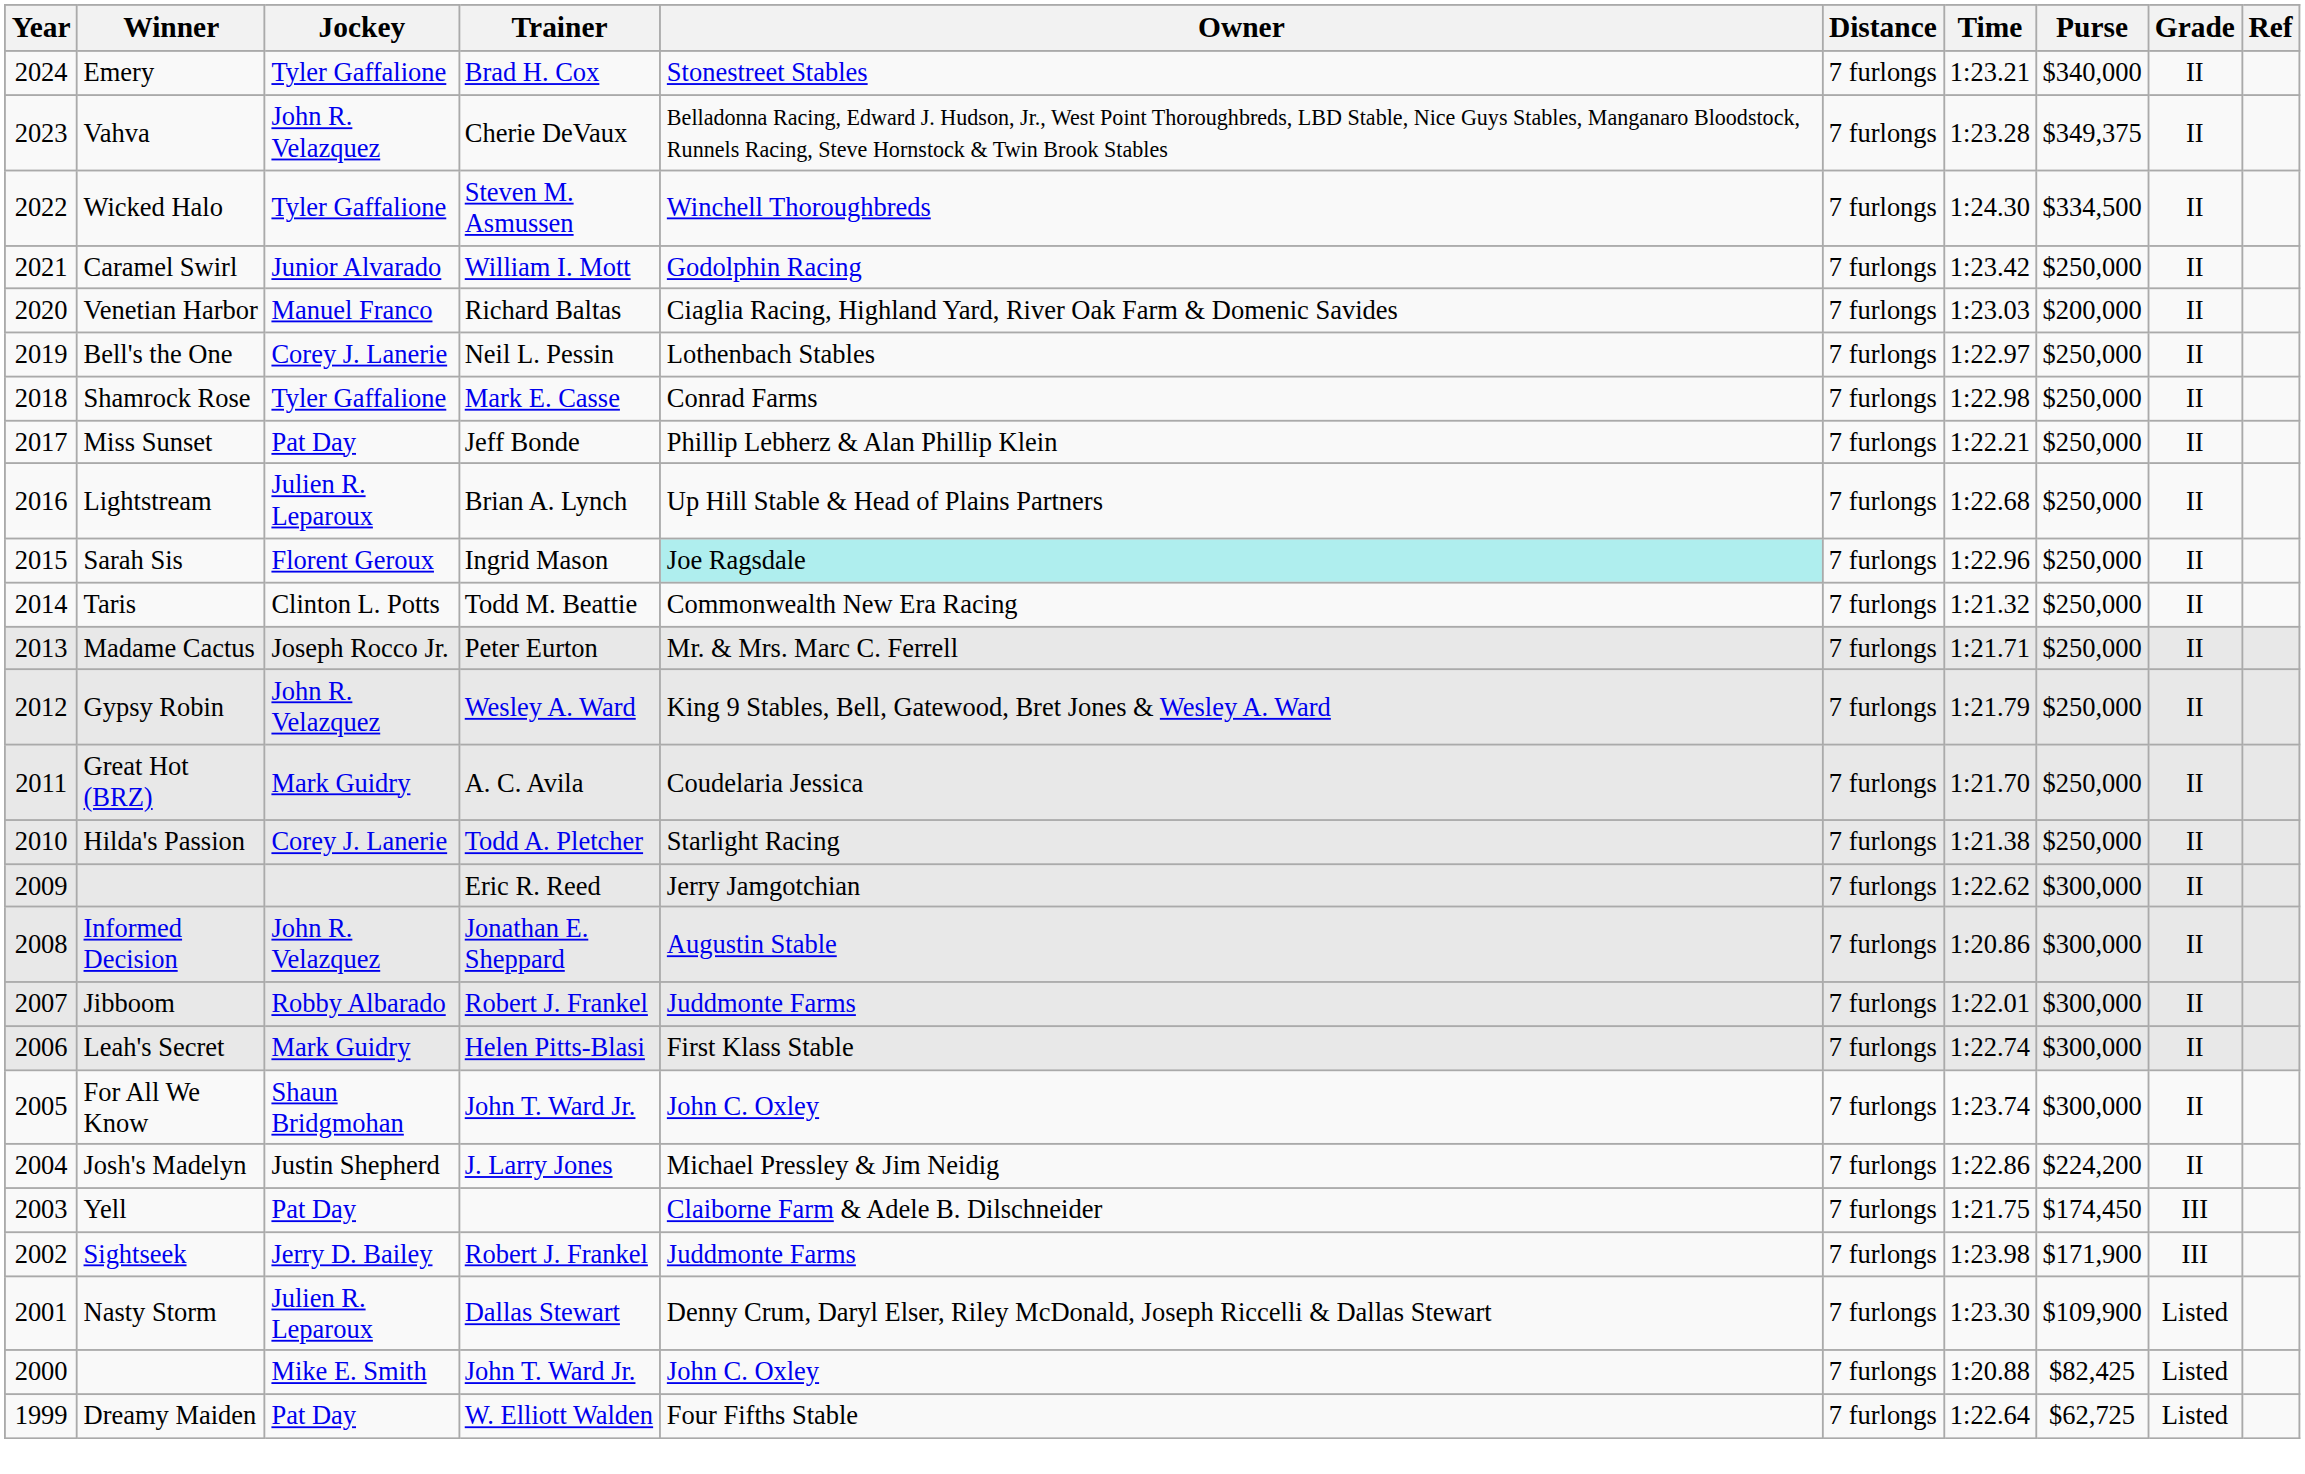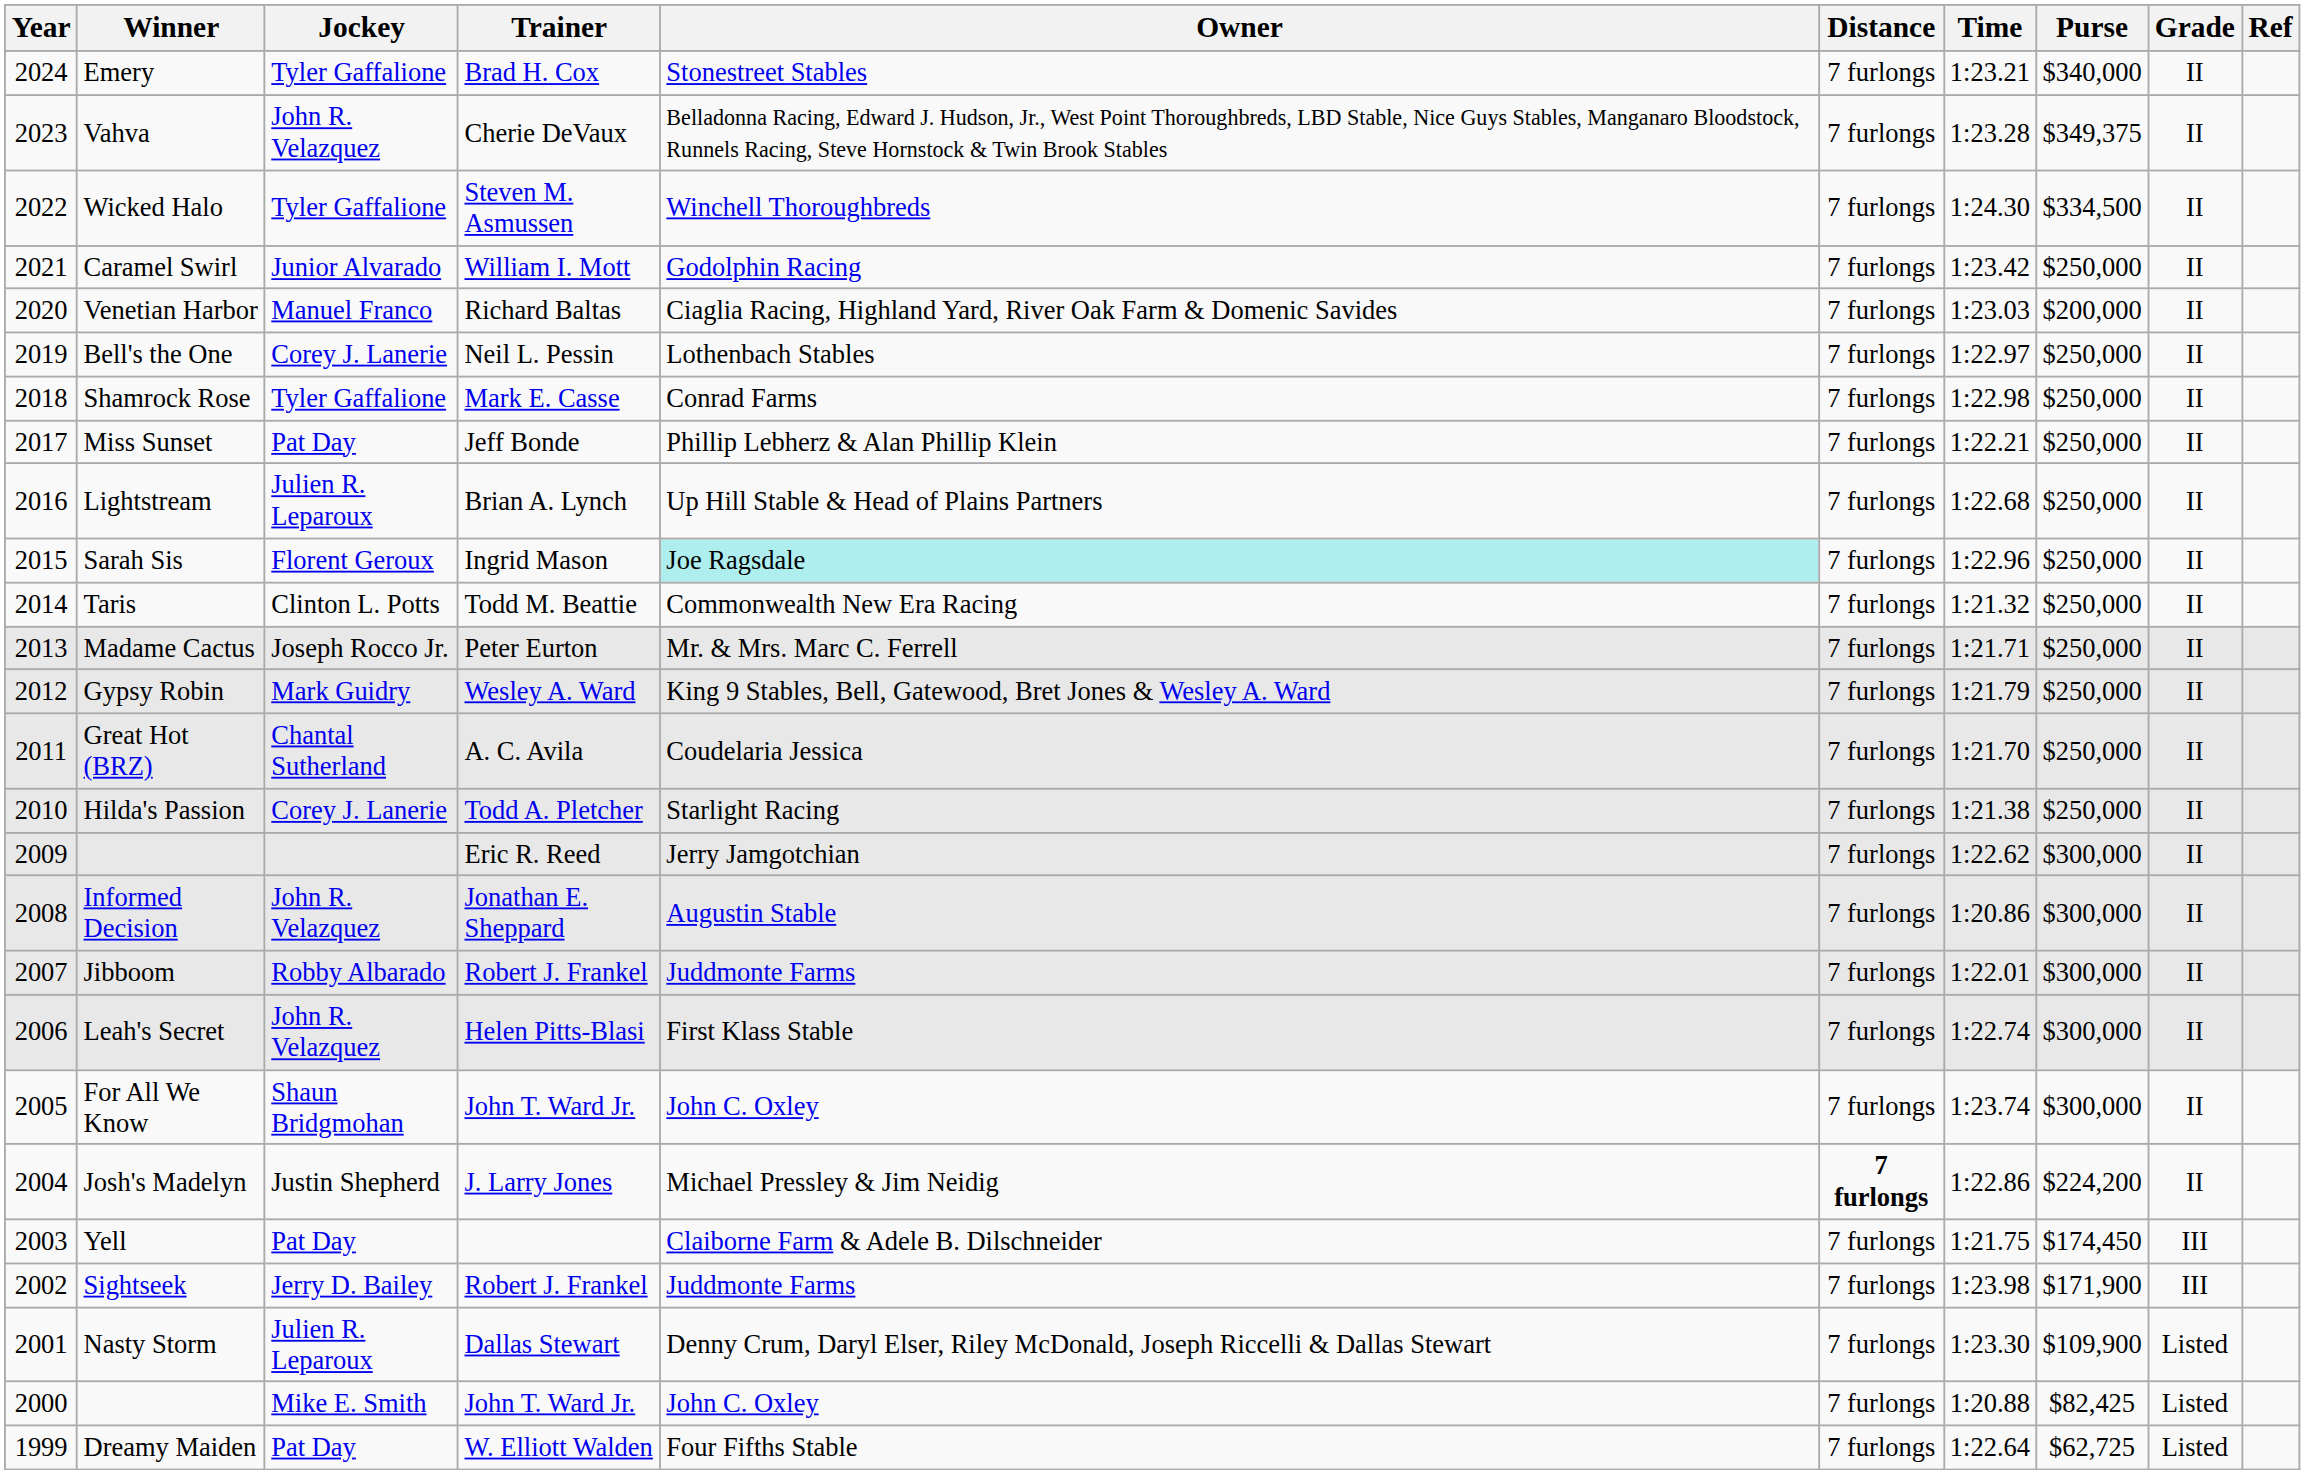(326, 706) John R. Velazquez -> (341, 691) Mark Guidry
(341, 781) Mark Guidry -> (329, 750) Chantal Sutherland
(341, 1047) Mark Guidry -> (326, 1031) John R. Velazquez
(1883, 1166) normal -> (1881, 1181) bold
